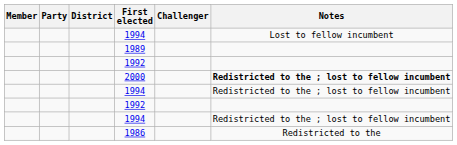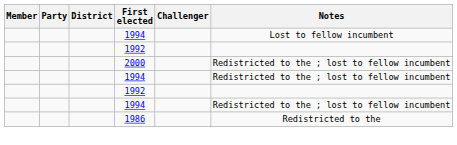- row: (22, 49)
(332, 77) bold -> (332, 63) normal
